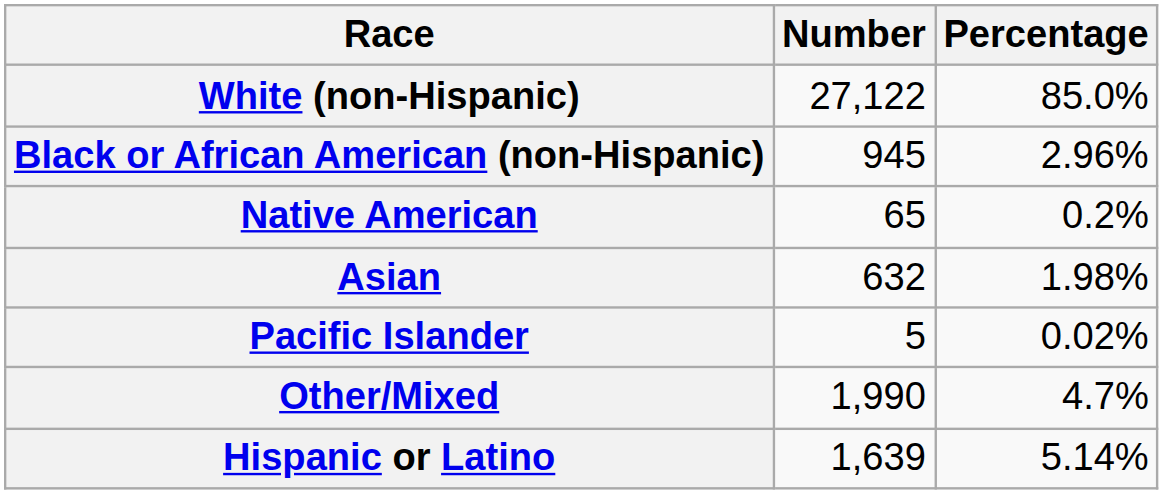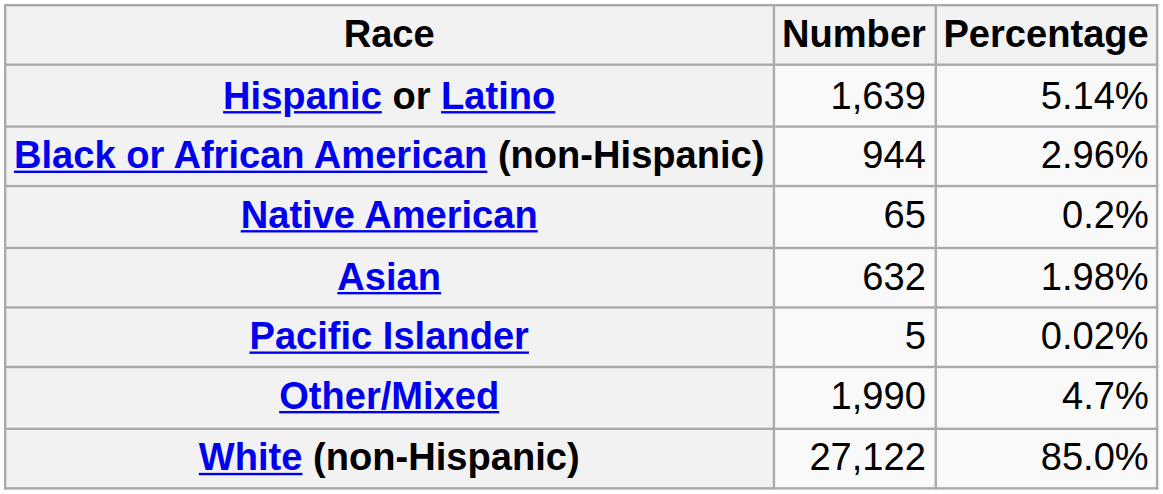rows swapped: (389, 95) <-> (389, 457)
(894, 155) 945 -> (894, 155) 944
